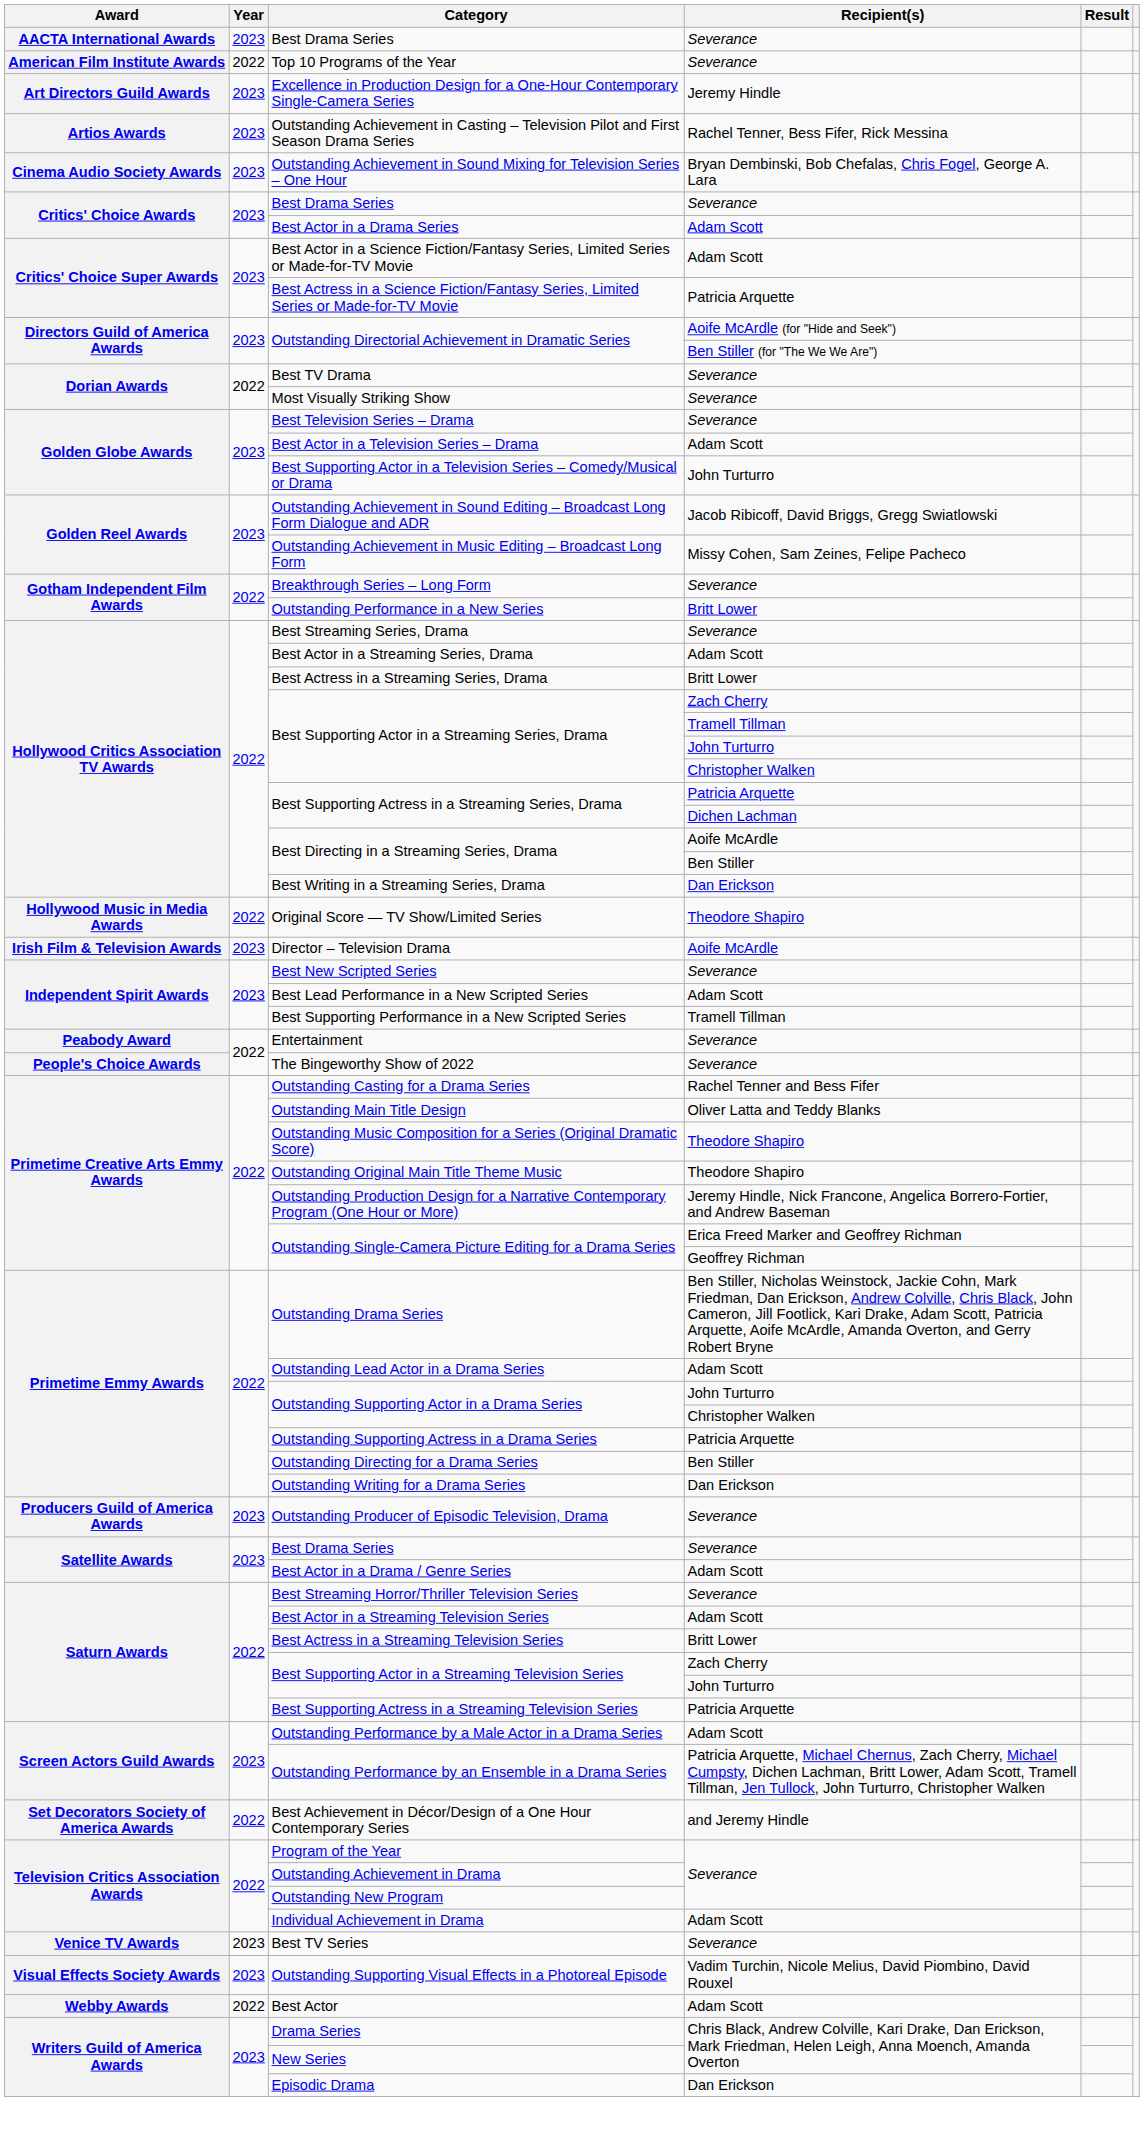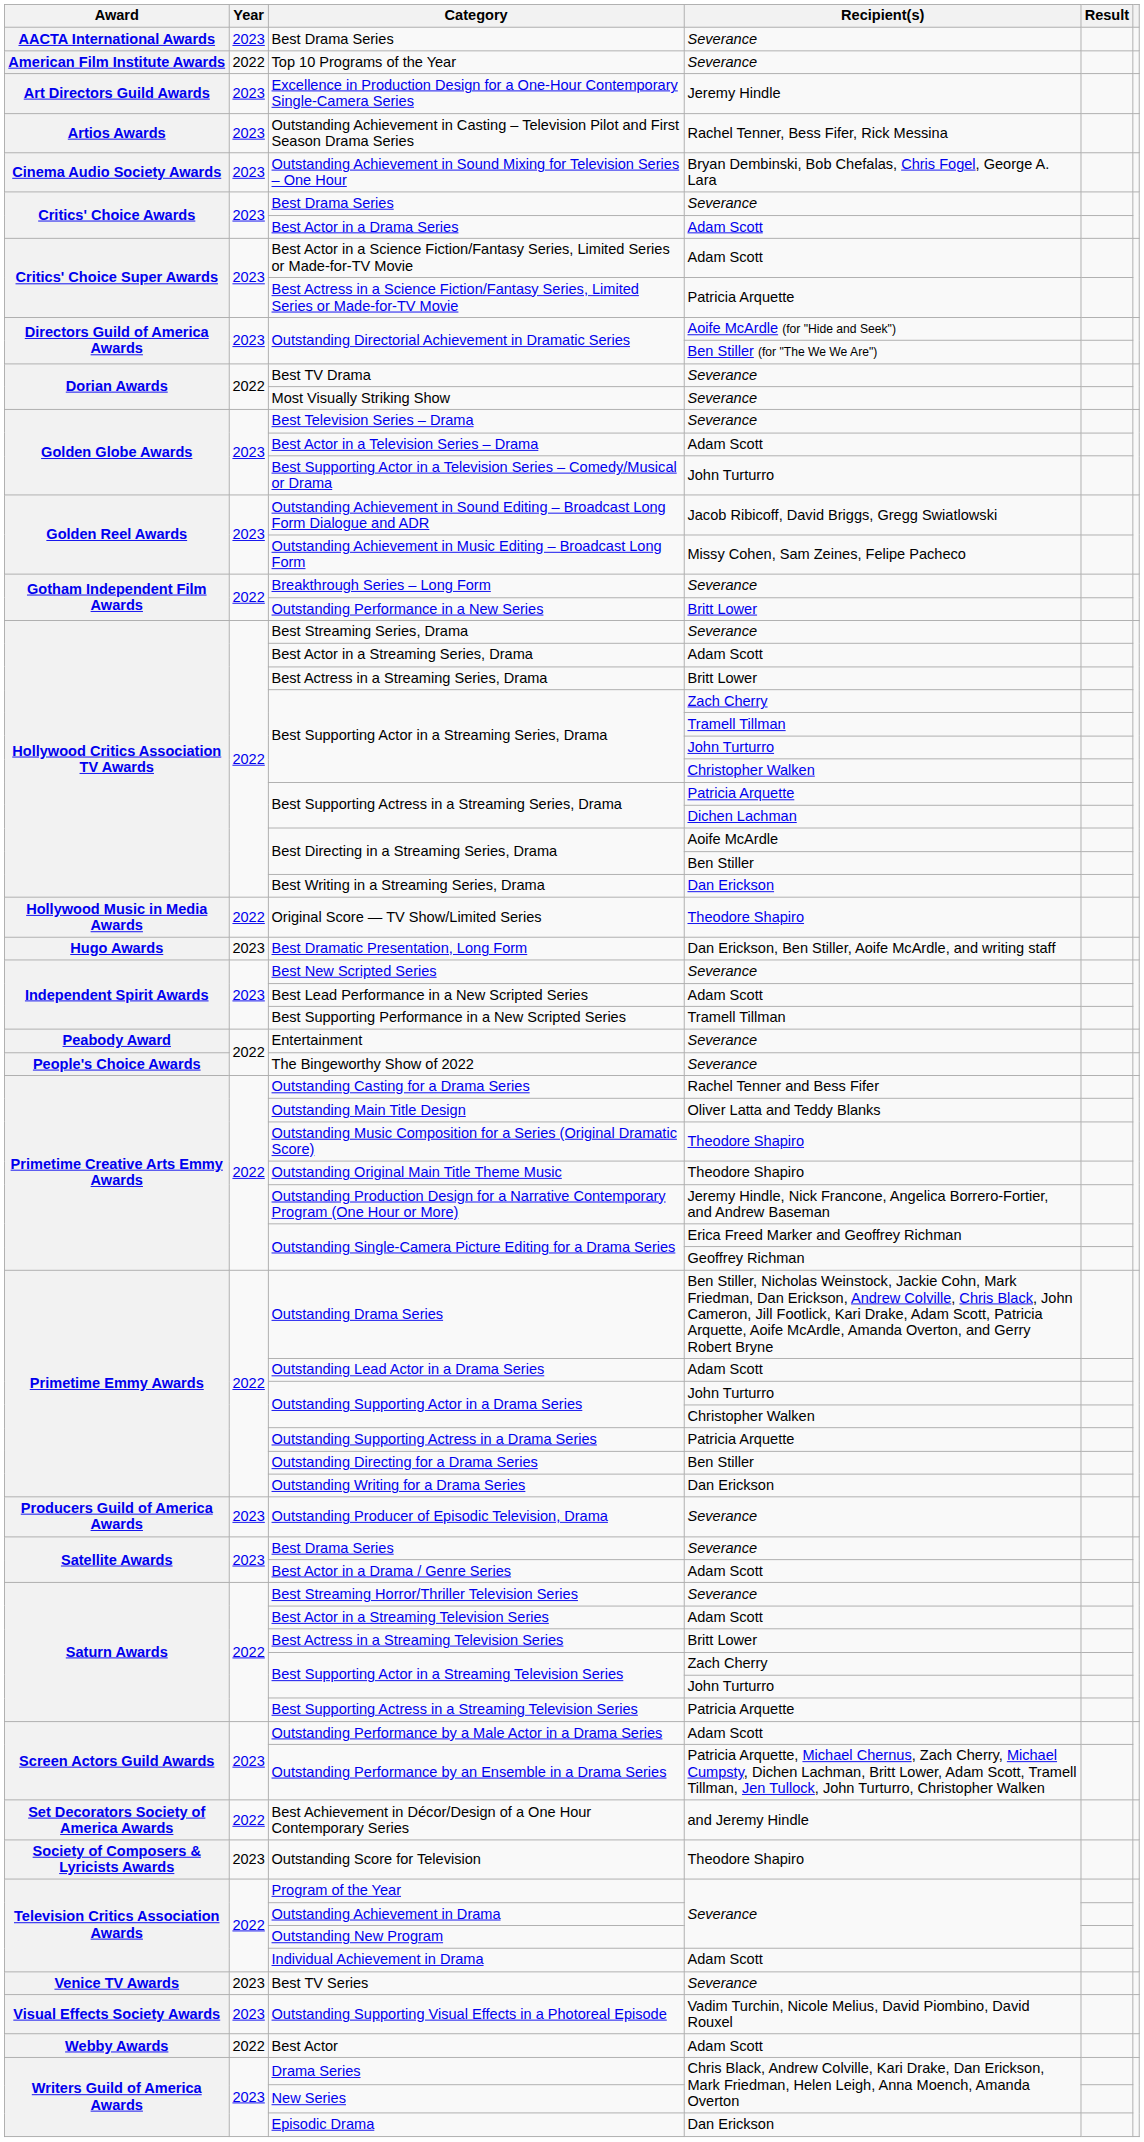+ row: (399, 948)
- row: (361, 948)
+ row: (376, 1859)
